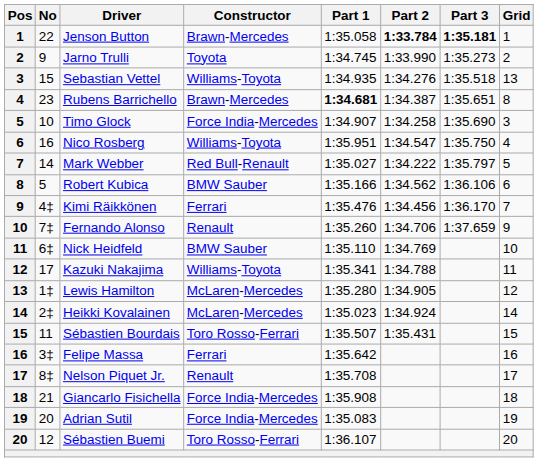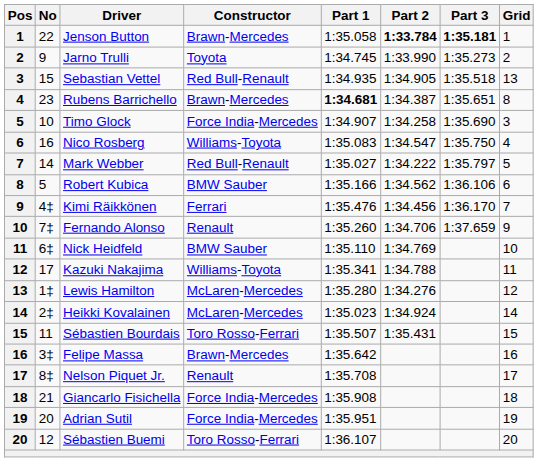(234, 78) Williams-Toyota -> (238, 78) Red Bull-Renault
(410, 78) 1:34.276 -> (410, 78) 1:34.905
(350, 142) 1:35.951 -> (350, 142) 1:35.083
(410, 291) 1:34.905 -> (410, 291) 1:34.276
(207, 354) Ferrari -> (238, 354) Brawn-Mercedes
(350, 418) 1:35.083 -> (350, 418) 1:35.951
